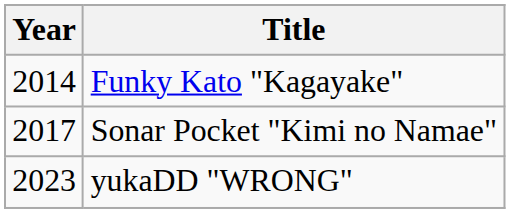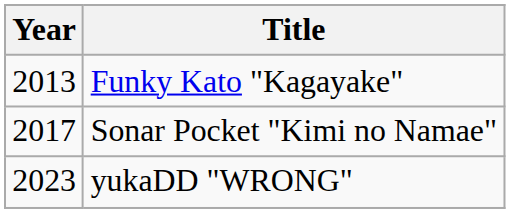(44, 80) 2014 -> (44, 80) 2013
